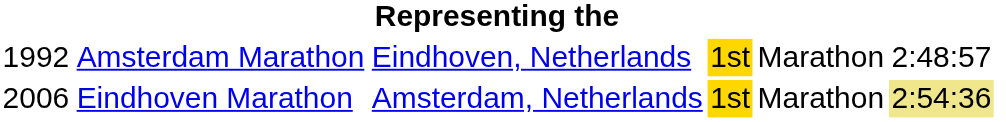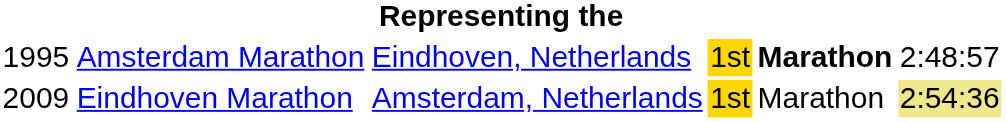(36, 57) 1992 -> (36, 57) 1995
(821, 57) normal -> (825, 57) bold
(36, 98) 2006 -> (36, 98) 2009
